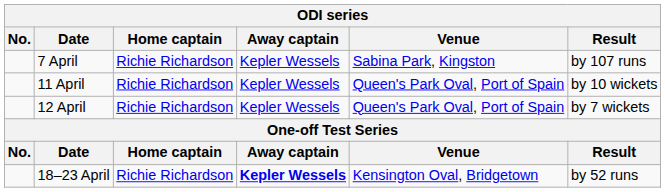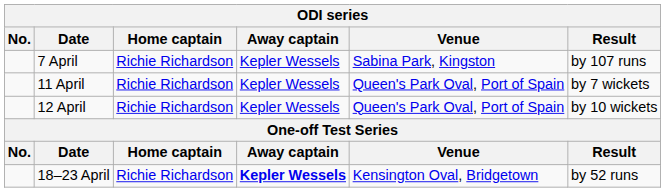(614, 84) by 10 wickets -> (610, 84) by 7 wickets
(610, 107) by 7 wickets -> (614, 107) by 10 wickets
